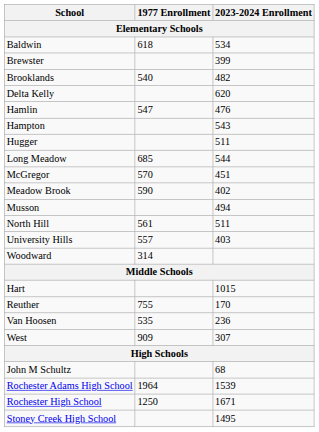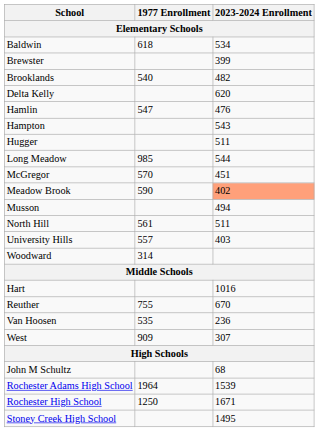(145, 158) 685 -> (145, 158) 985
(223, 191) no background -> (223, 191) lightsalmon background
(225, 288) 1015 -> (225, 288) 1016
(223, 304) 170 -> (223, 304) 670
